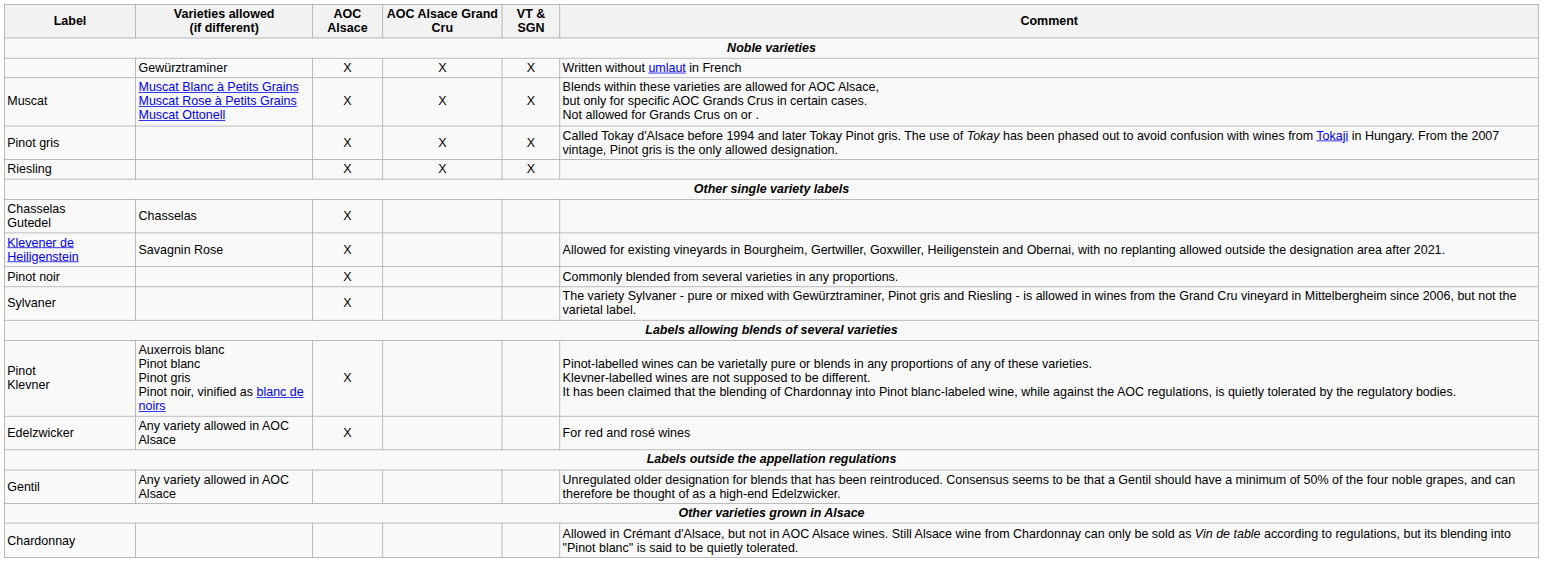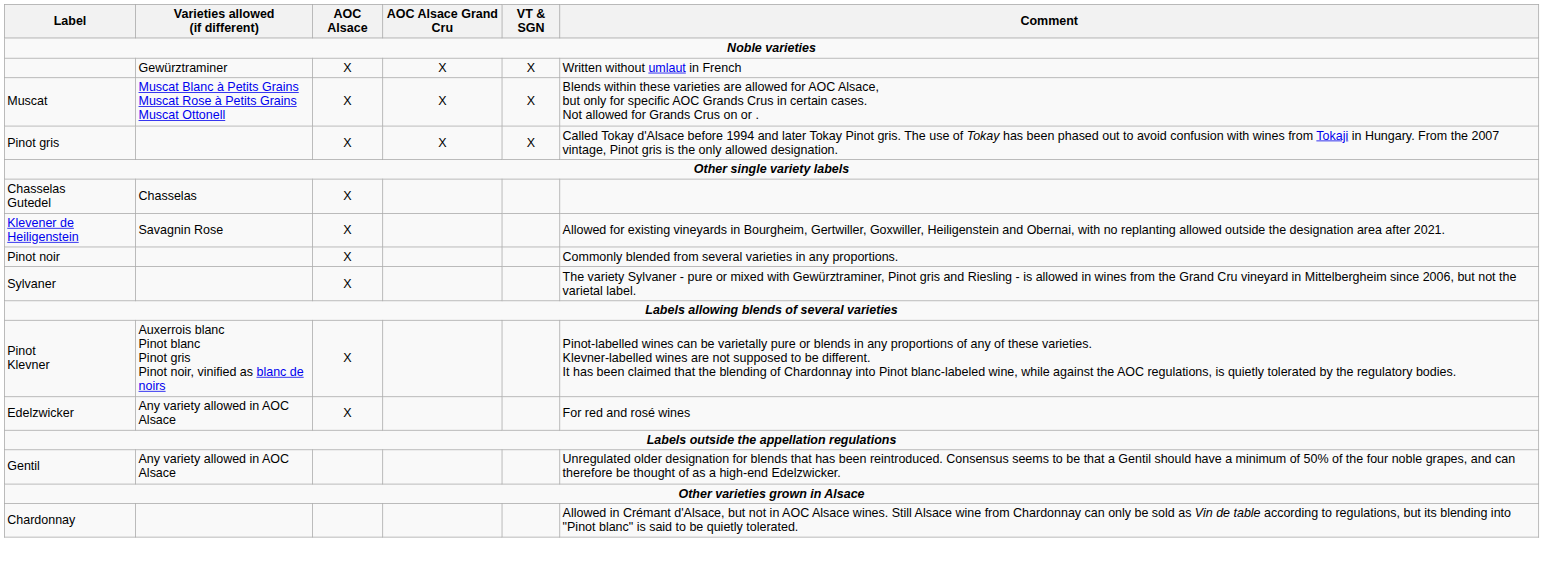- row: (29, 169)
